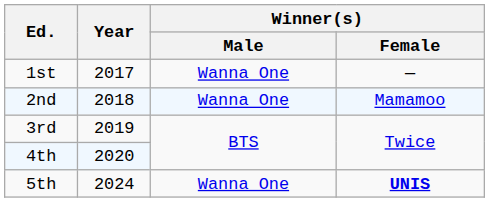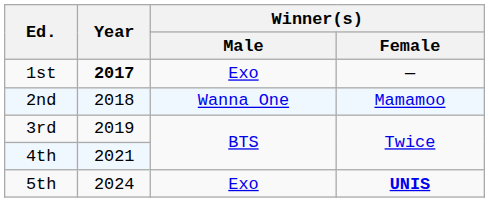(114, 74) normal -> (114, 74) bold
(243, 74) Wanna One -> (243, 74) Exo
(114, 156) 2020 -> (114, 156) 2021
(243, 184) Wanna One -> (243, 184) Exo
